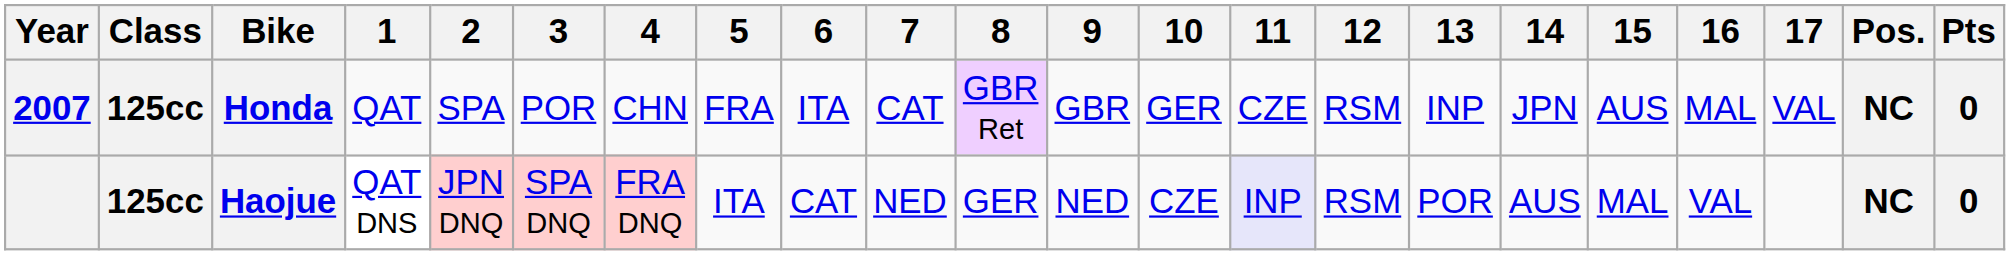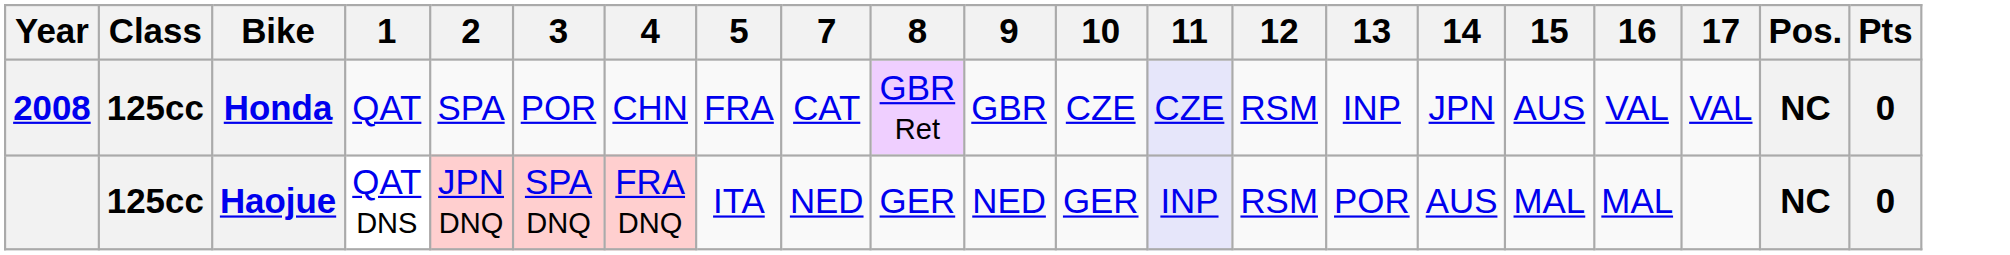- column: (823, 32)
(52, 107) 2007 -> (52, 107) 2008
(1184, 107) GER -> (1101, 107) CZE
(1273, 107) no background -> (1189, 107) lavender background
(1720, 107) MAL -> (1637, 107) VAL
(1184, 201) CZE -> (1101, 201) GER
(1720, 201) VAL -> (1637, 201) MAL
